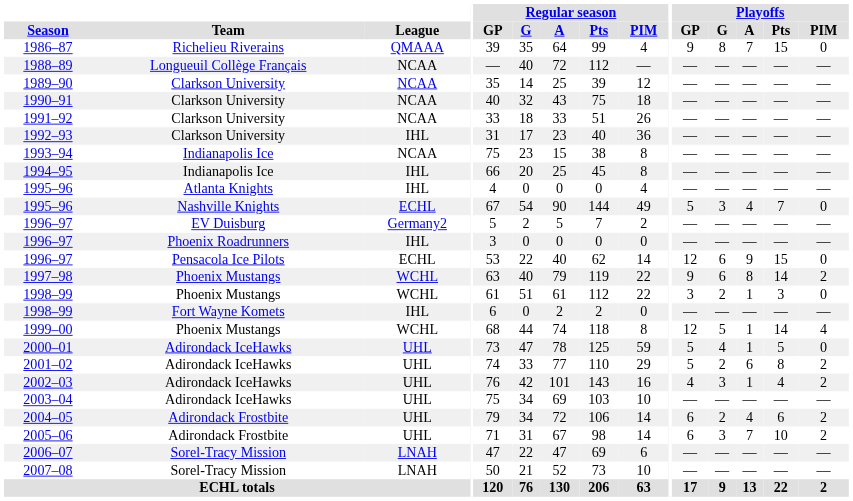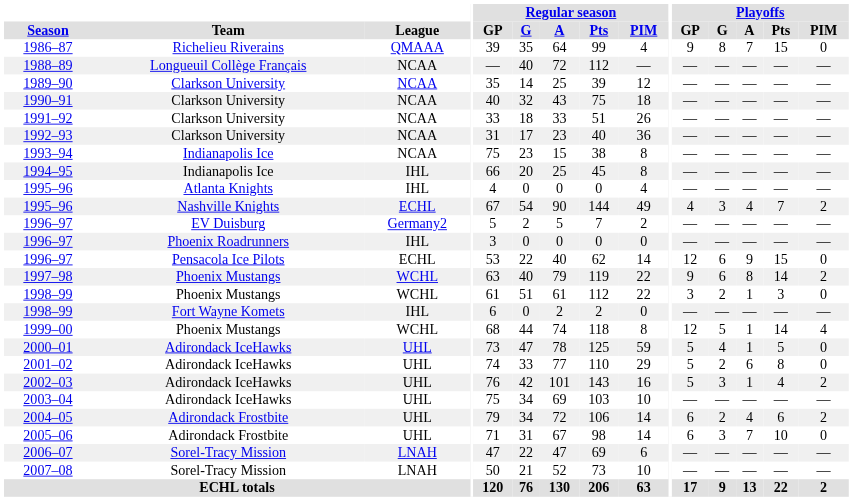(417, 136) IHL -> (417, 136) NCAA
(690, 206) 5 -> (690, 206) 4
(824, 206) 0 -> (824, 206) 2
(824, 364) 2 -> (824, 364) 0
(690, 382) 4 -> (690, 382) 5
(824, 435) 2 -> (824, 435) 0
